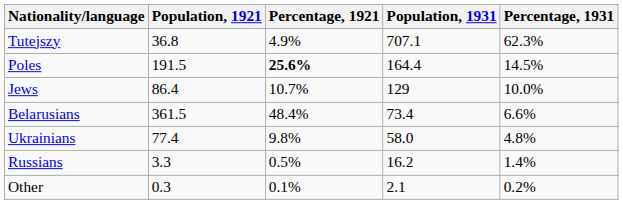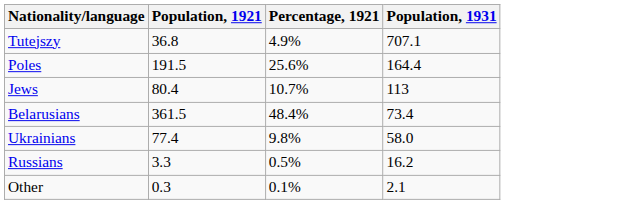- column: (559, 16)
(290, 65) bold -> (289, 65) normal
(165, 89) 86.4 -> (165, 89) 80.4
(398, 89) 129 -> (398, 89) 113
